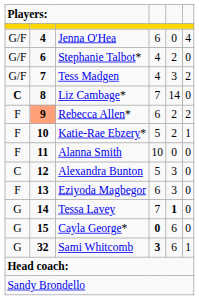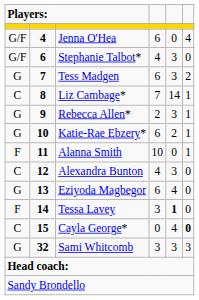(174, 57) 2 -> (174, 57) 3
(17, 76) G/F -> (17, 76) G
(157, 76) 4 -> (157, 76) 6
(17, 95) bold -> (17, 95) normal
(188, 95) 0 -> (188, 95) 1
(17, 114) F -> (17, 114) G
(43, 114) lightsalmon background -> (43, 114) no background
(157, 114) 6 -> (157, 114) 2
(174, 114) 2 -> (174, 114) 3
(188, 114) 2 -> (188, 114) 1
(17, 133) F -> (17, 133) G
(157, 133) 5 -> (157, 133) 6
(188, 152) 0 -> (188, 152) 1
(157, 171) 5 -> (157, 171) 4
(17, 190) F -> (17, 190) G
(174, 190) 3 -> (174, 190) 4
(17, 209) G -> (17, 209) F
(157, 209) 7 -> (157, 209) 3
(17, 228) G -> (17, 228) C
(157, 228) bold -> (157, 228) normal
(174, 228) 6 -> (174, 228) 4
(188, 228) normal -> (188, 228) bold
(157, 247) bold -> (157, 247) normal
(174, 247) 6 -> (174, 247) 3
(188, 247) 1 -> (188, 247) 3
